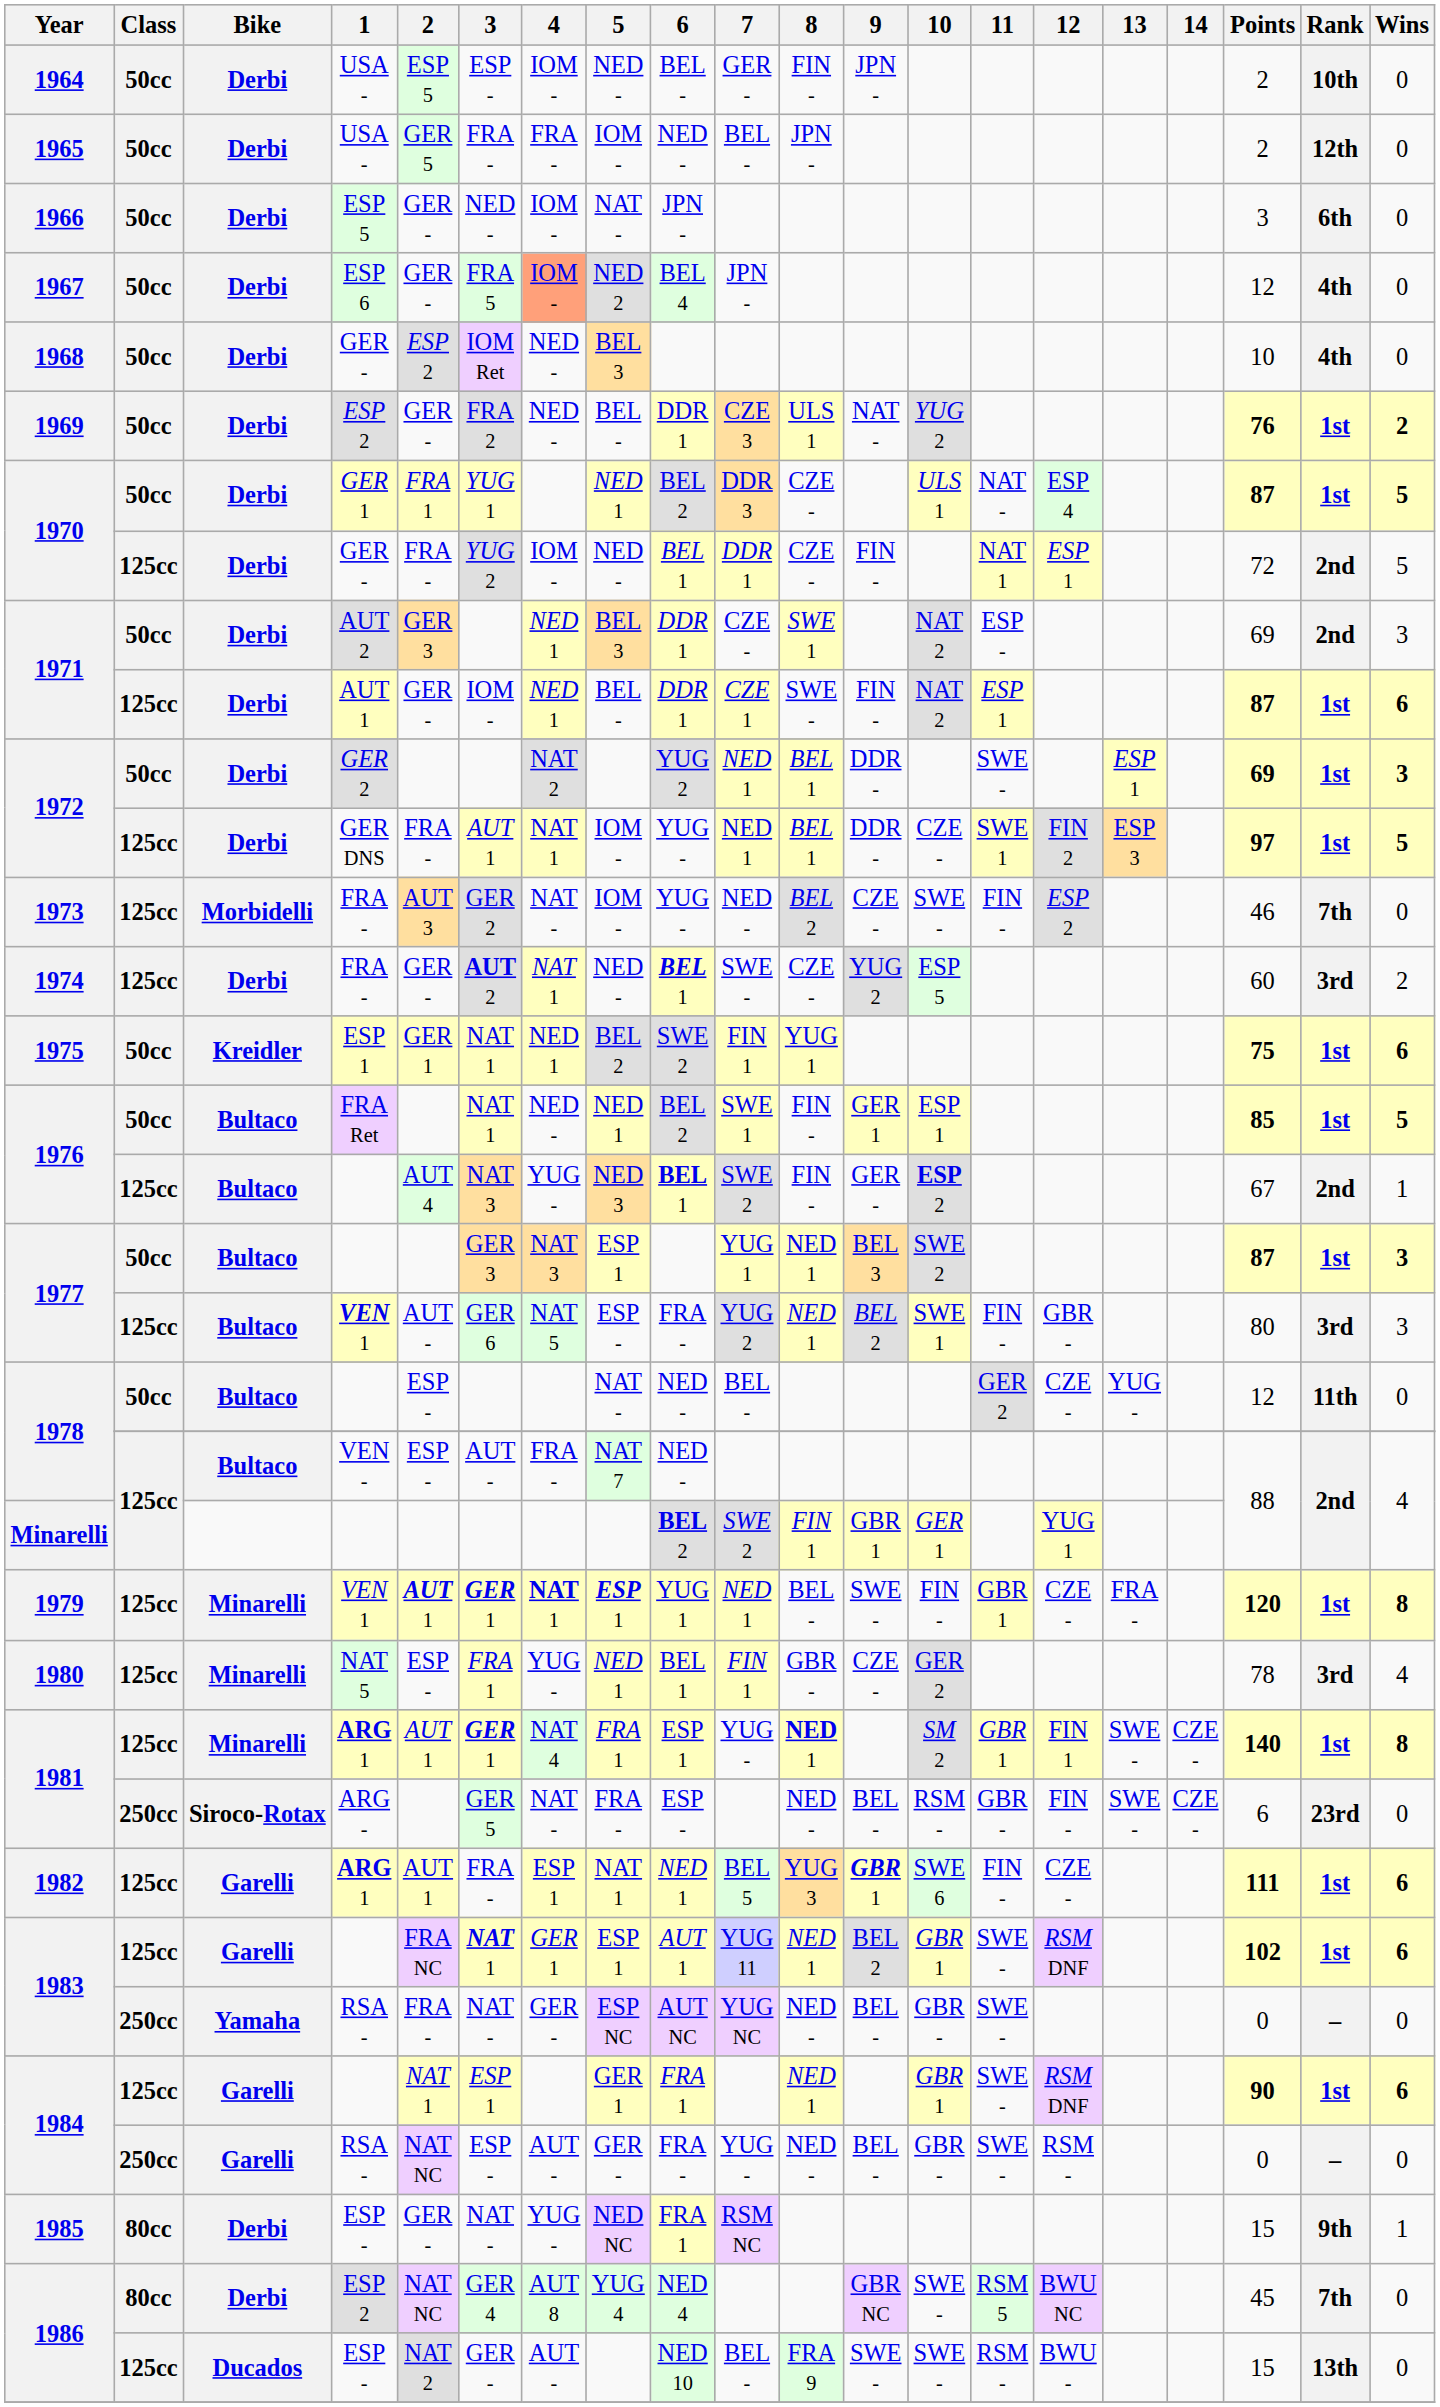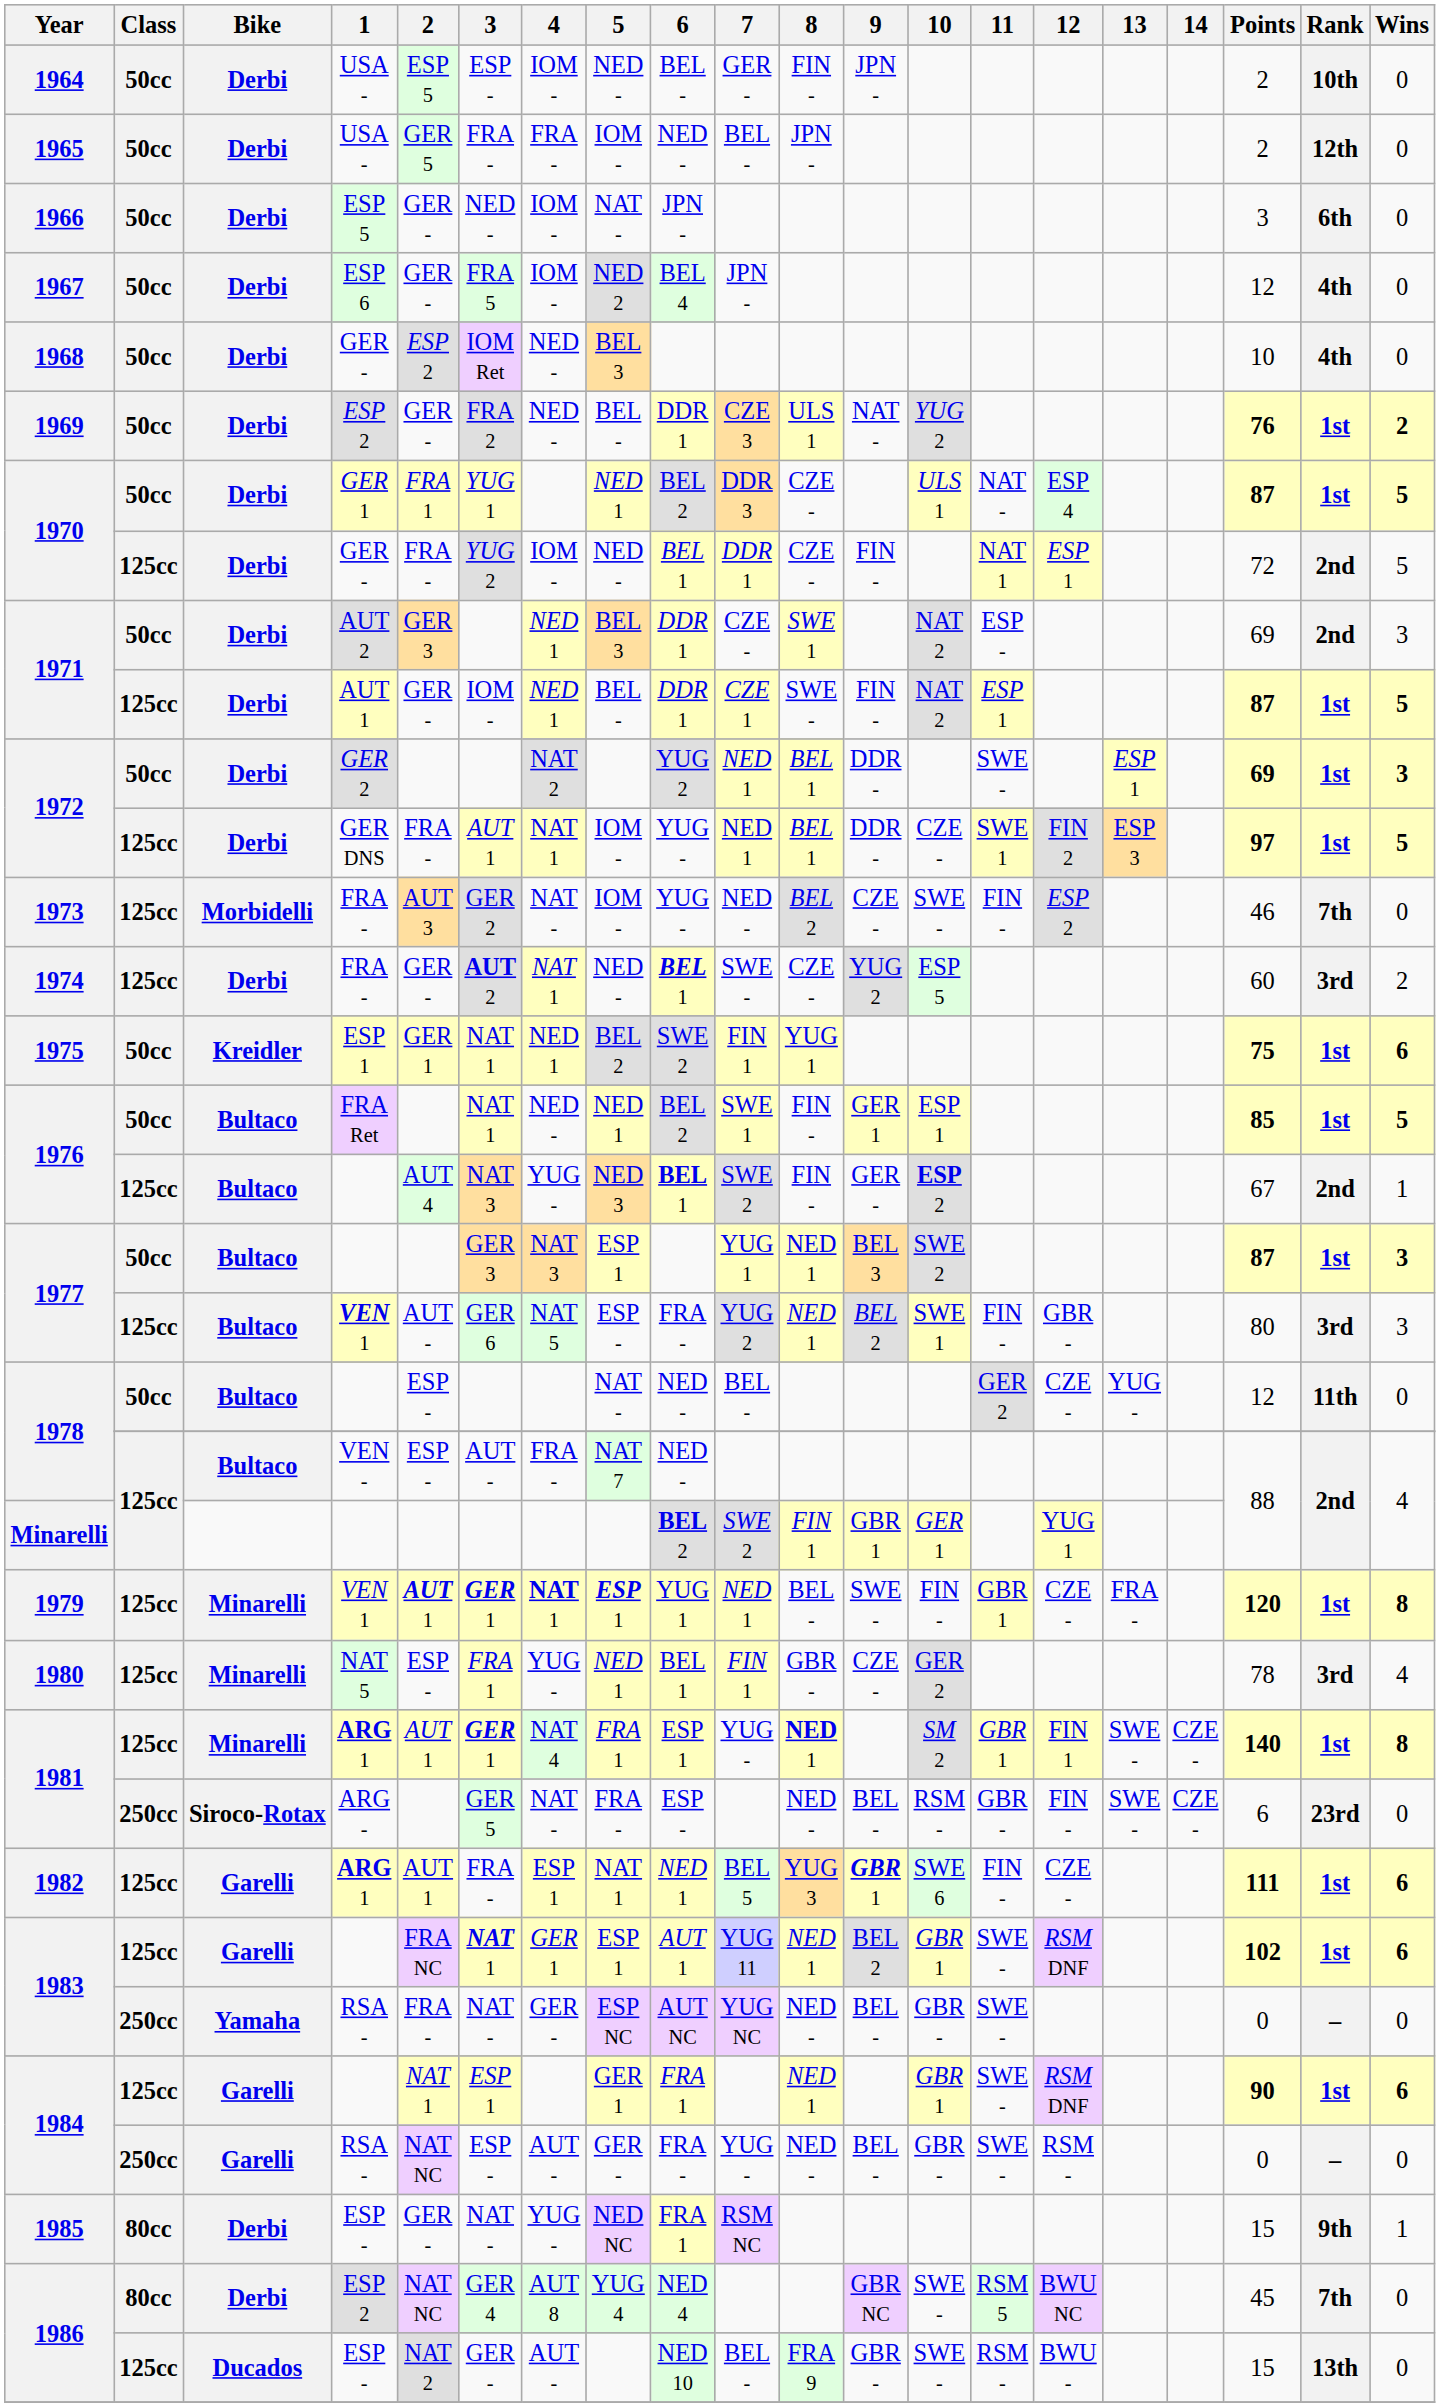(554, 287) lightsalmon background -> (554, 287) no background
(1402, 703) 6 -> (1402, 703) 5
(876, 2367) SWE - -> (876, 2367) GBR -
